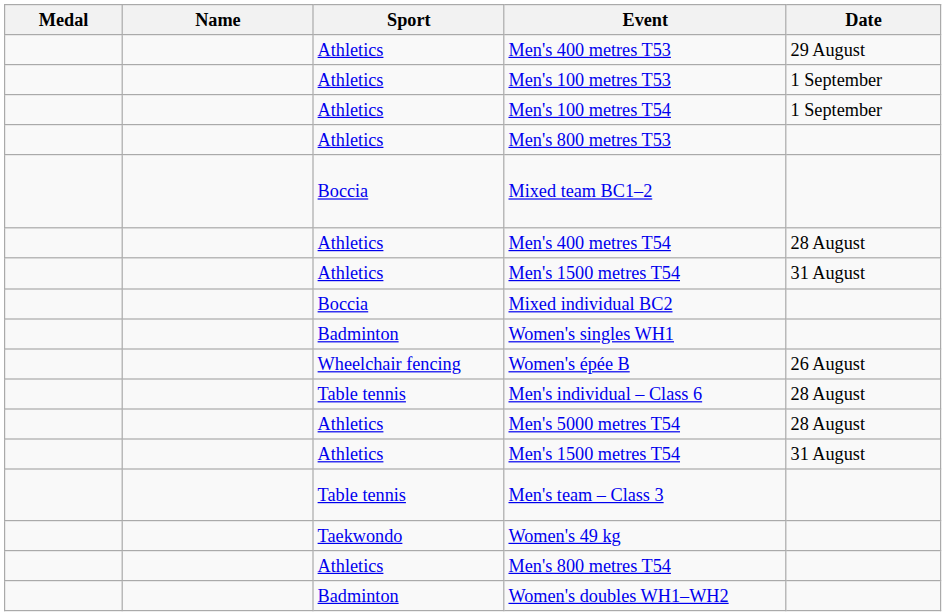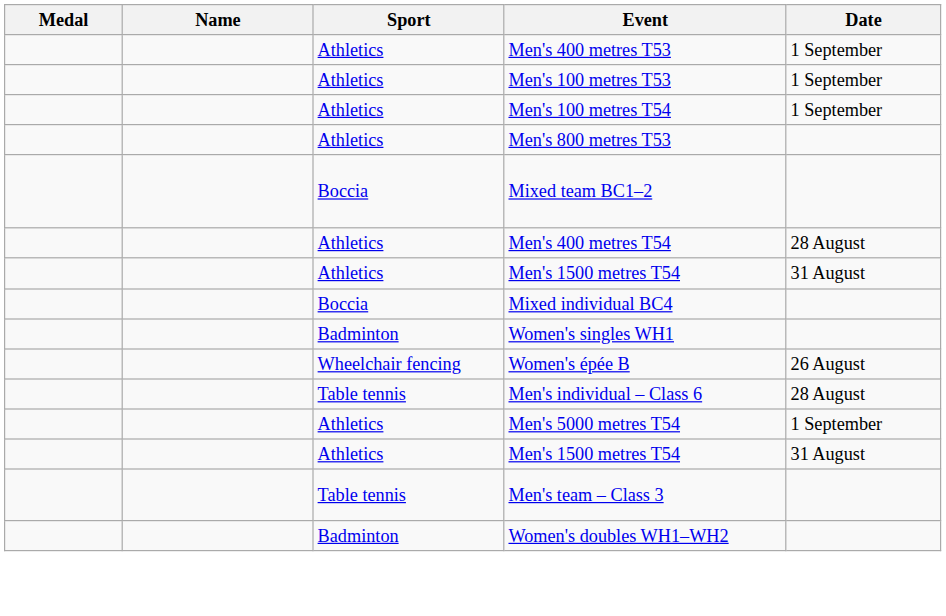(828, 49) 29 August -> (836, 49) 1 September
+ row: (343, 303)
- row: (343, 303)
(828, 423) 28 August -> (836, 423) 1 September
- row: (360, 535)
- row: (351, 565)
